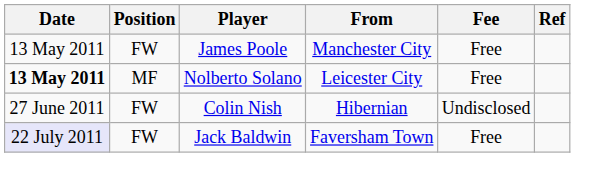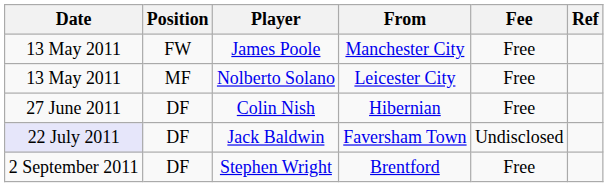(57, 78) bold -> (74, 78) normal
(145, 108) FW -> (178, 108) DF
(486, 108) Undisclosed -> (519, 108) Free
(145, 137) FW -> (178, 137) DF
(486, 137) Free -> (519, 137) Undisclosed
+ row: (276, 167)
